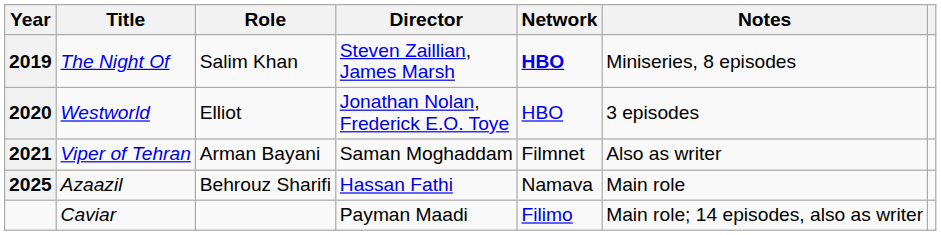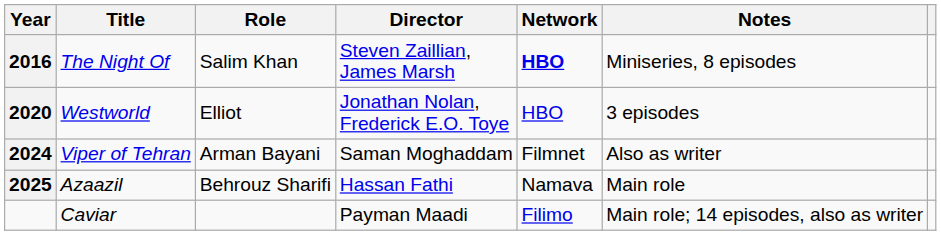(30, 60) 2019 -> (30, 60) 2016
(30, 154) 2021 -> (30, 154) 2024
